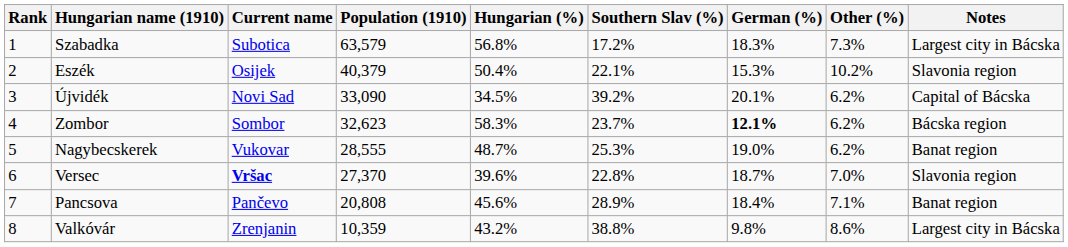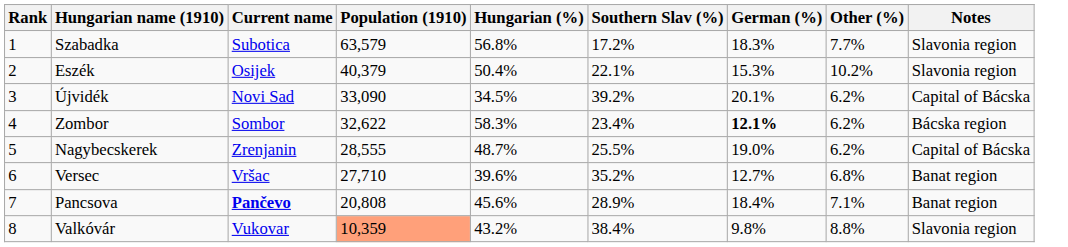(847, 44) 7.3% -> (847, 44) 7.7%
(986, 44) Largest city in Bácska -> (964, 44) Slavonia region
(363, 123) 32,623 -> (363, 123) 32,622
(613, 123) 23.7% -> (613, 123) 23.4%
(260, 149) Vukovar -> (264, 149) Zrenjanin
(613, 149) 25.3% -> (613, 149) 25.5%
(955, 149) Banat region -> (971, 149) Capital of Bácska
(252, 176) bold -> (251, 176) normal
(363, 176) 27,370 -> (363, 176) 27,710
(613, 176) 22.8% -> (613, 176) 35.2%
(753, 176) 18.7% -> (753, 176) 12.7%
(847, 176) 7.0% -> (847, 176) 6.8%
(964, 176) Slavonia region -> (955, 176) Banat region
(260, 202) normal -> (261, 202) bold
(264, 228) Zrenjanin -> (260, 228) Vukovar
(363, 228) no background -> (363, 228) lightsalmon background
(613, 228) 38.8% -> (613, 228) 38.4%
(847, 228) 8.6% -> (847, 228) 8.8%
(986, 228) Largest city in Bácska -> (964, 228) Slavonia region
